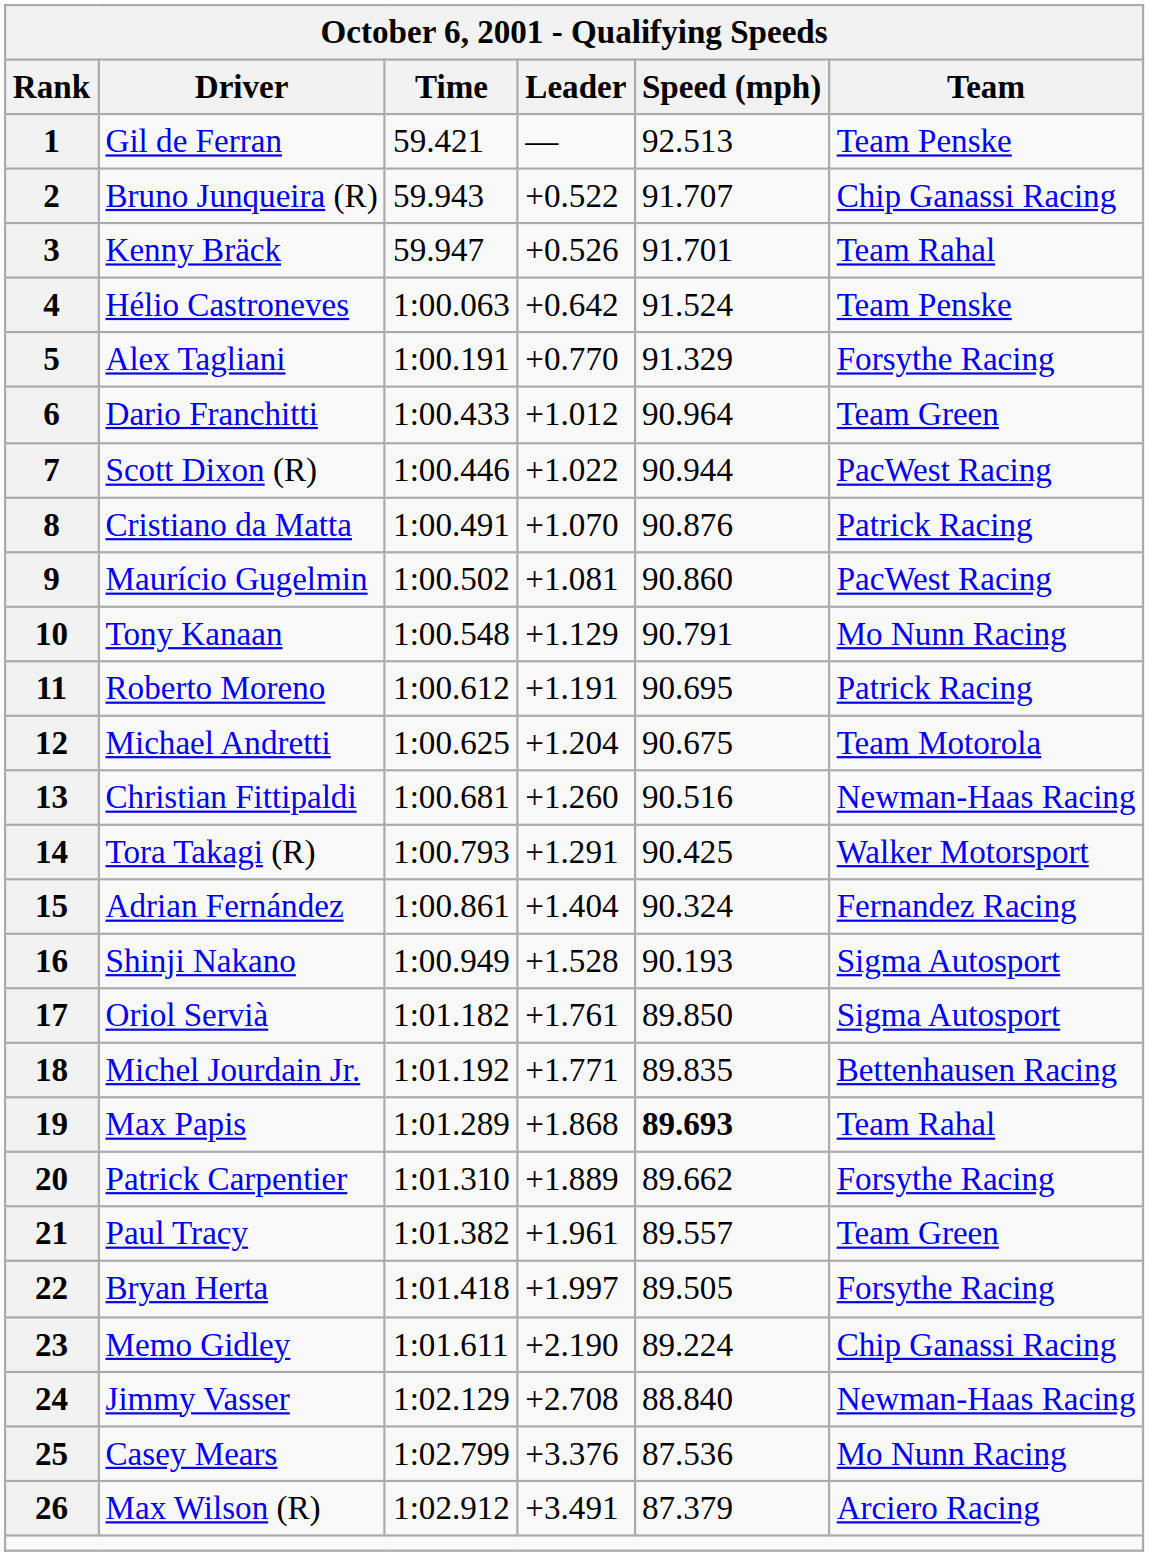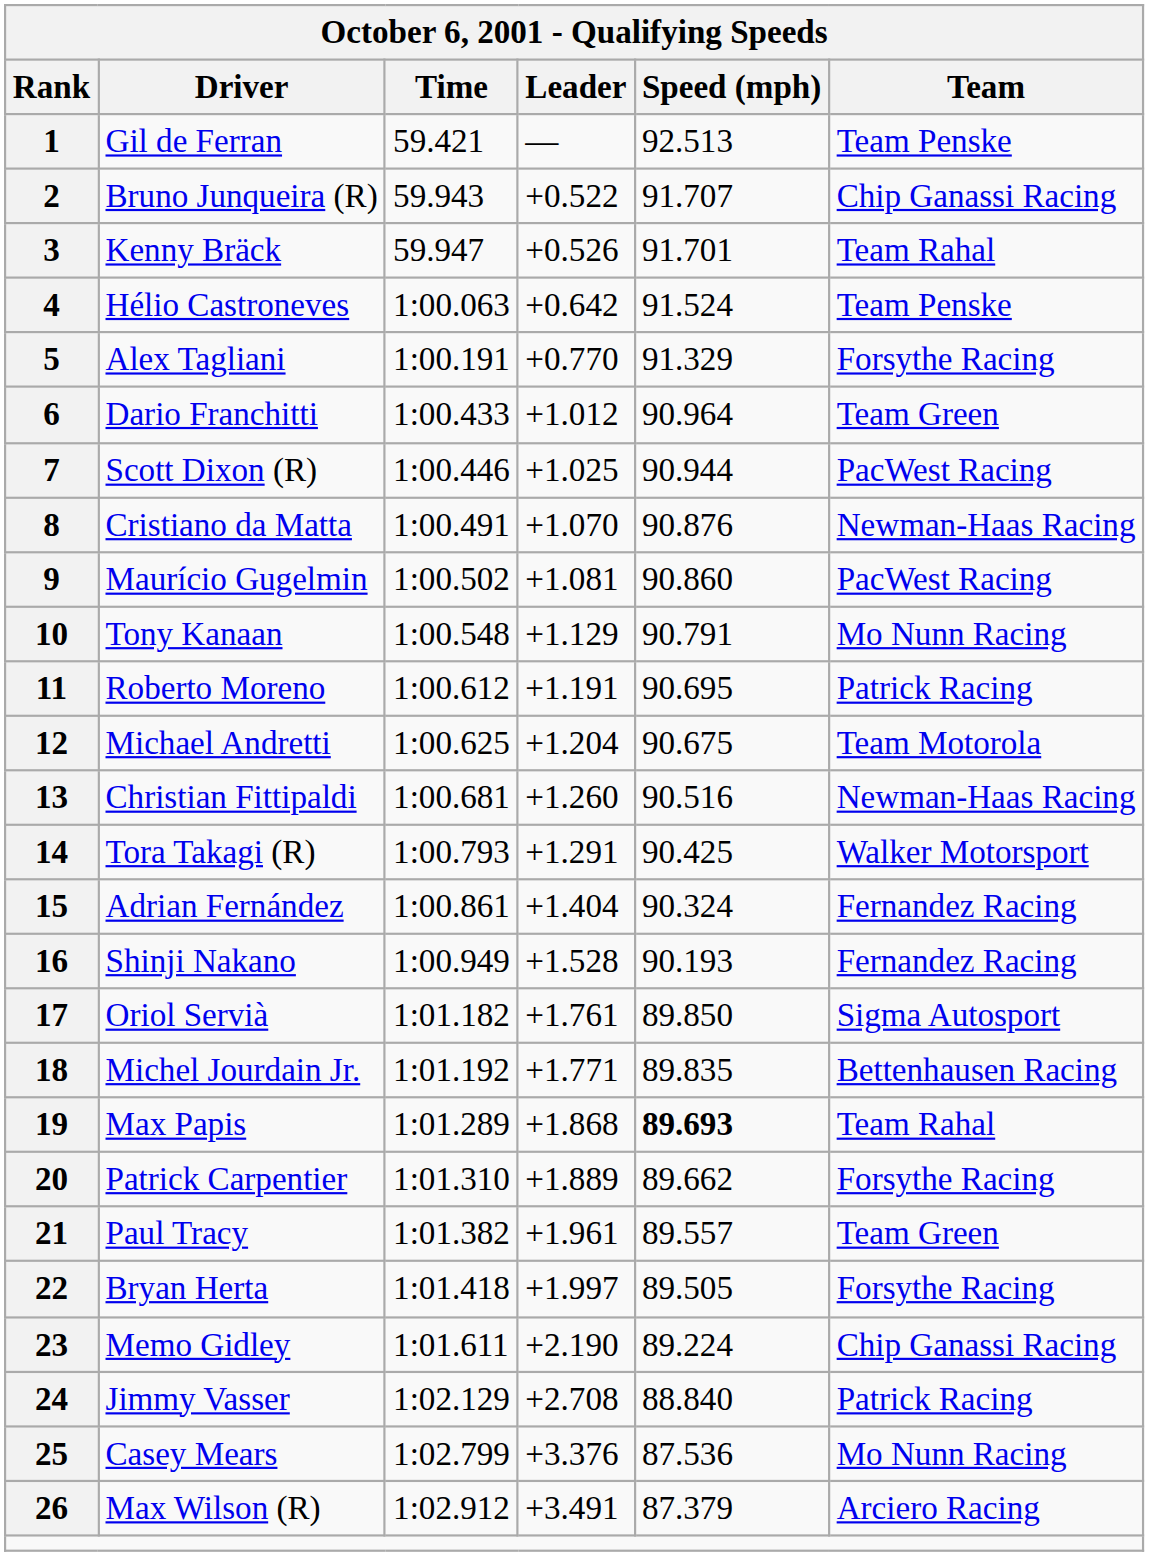(572, 469) +1.022 -> (572, 469) +1.025
(935, 523) Patrick Racing -> (986, 523) Newman-Haas Racing
(948, 960) Sigma Autosport -> (957, 960) Fernandez Racing
(986, 1397) Newman-Haas Racing -> (935, 1397) Patrick Racing
